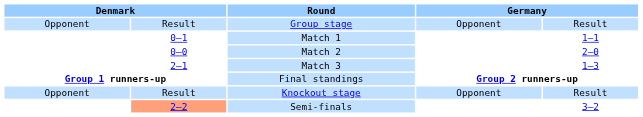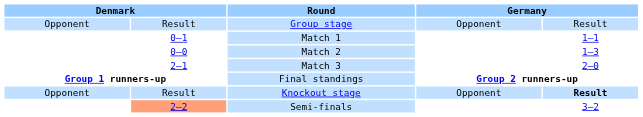(590, 52) 2–0 -> (590, 52) 1–3
(590, 65) 1–3 -> (590, 65) 2–0
(590, 93) normal -> (590, 93) bold
